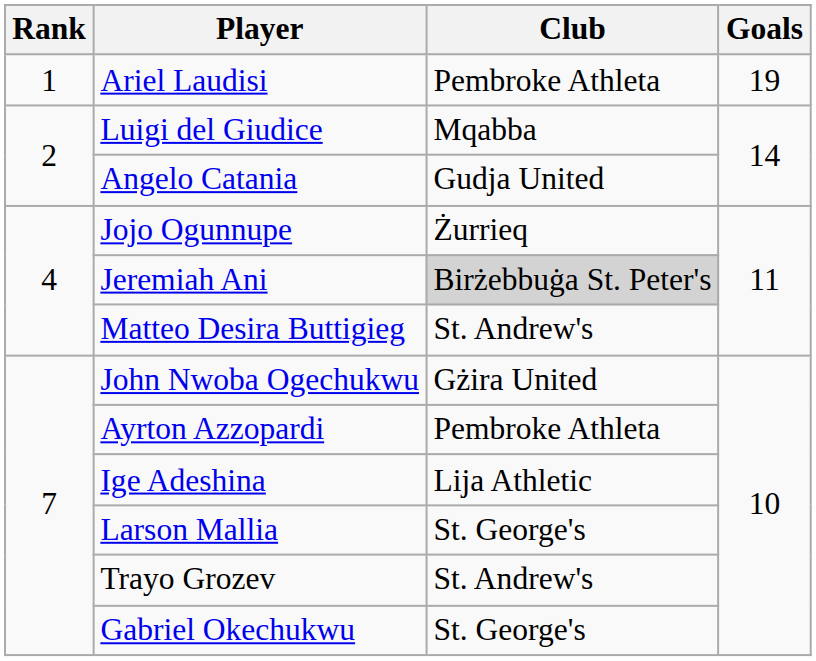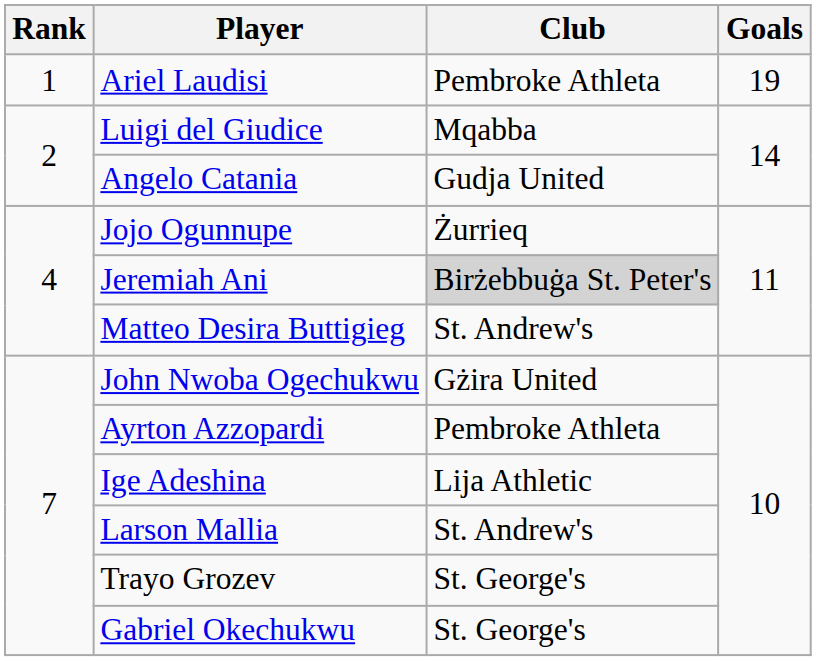(510, 529) St. George's -> (513, 529) St. Andrew's
(513, 579) St. Andrew's -> (510, 579) St. George's
